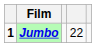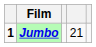(76, 33) 22 -> (76, 33) 21
